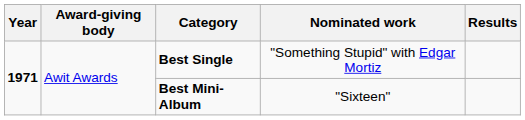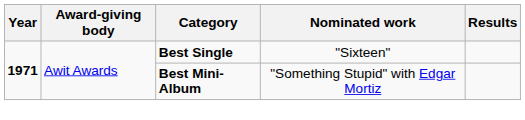(363, 59) "Something Stupid" with Edgar Mortiz -> (363, 52) "Sixteen"
(363, 96) "Sixteen" -> (363, 81) "Something Stupid" with Edgar Mortiz
